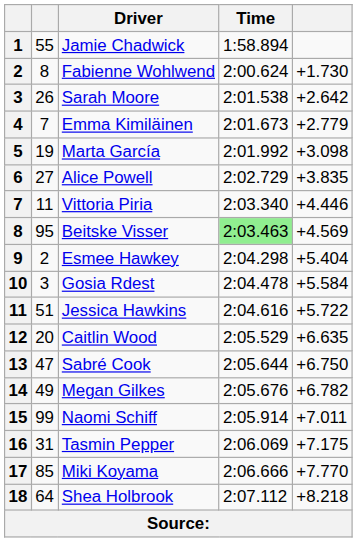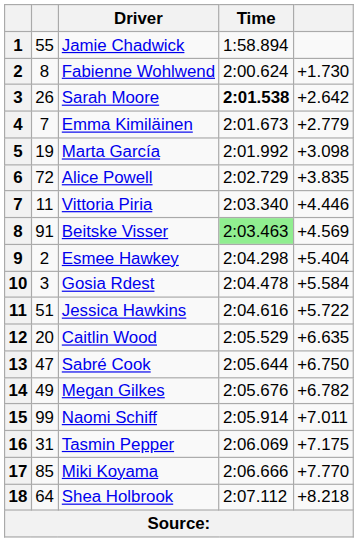(256, 98) normal -> (256, 98) bold
(45, 178) 27 -> (45, 178) 72
(45, 231) 95 -> (45, 231) 91
